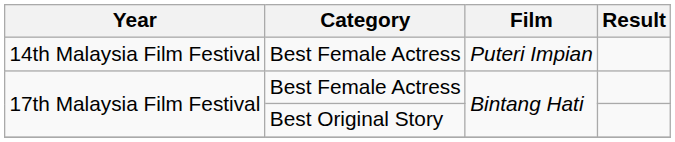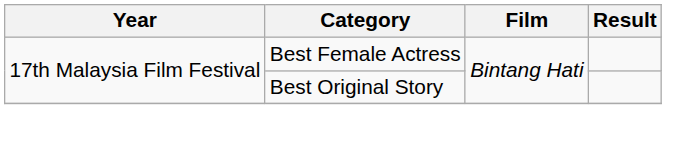- row: (135, 53)
